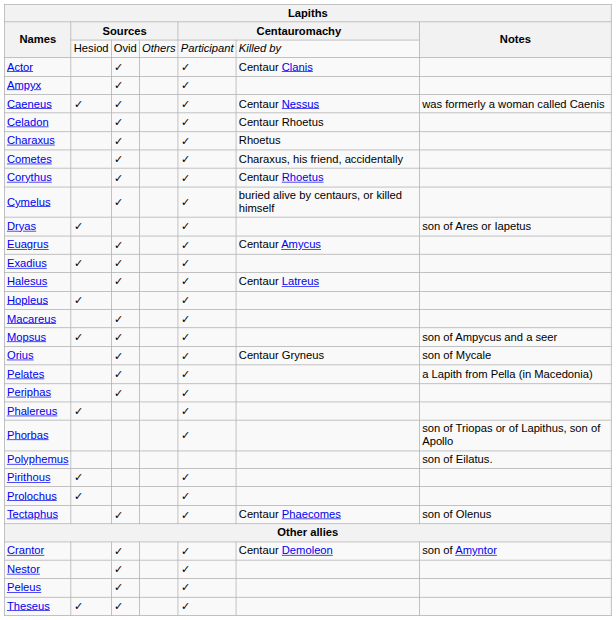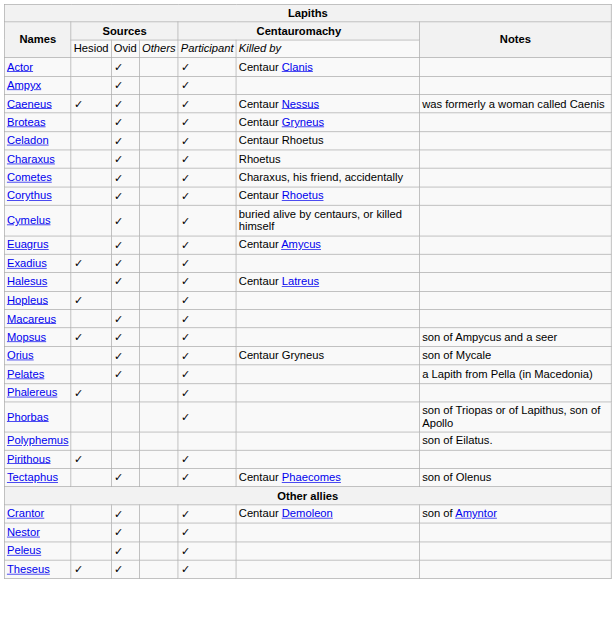+ row: (26, 122)
- row: (22, 226)
- row: (29, 392)
- row: (32, 496)
